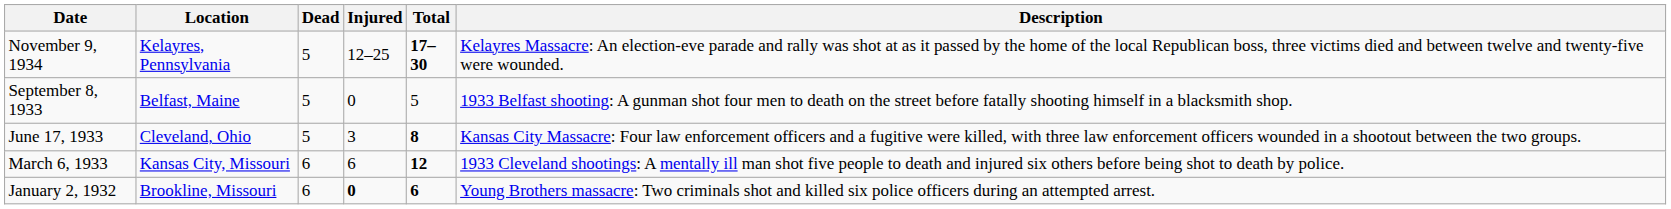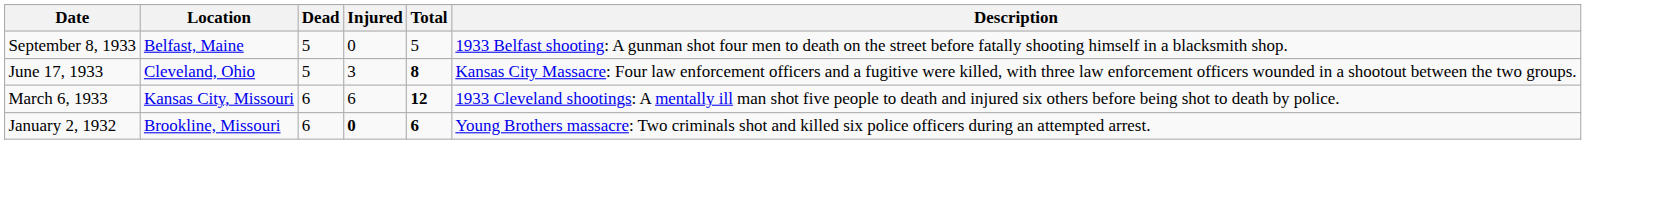- row: (53, 54)
